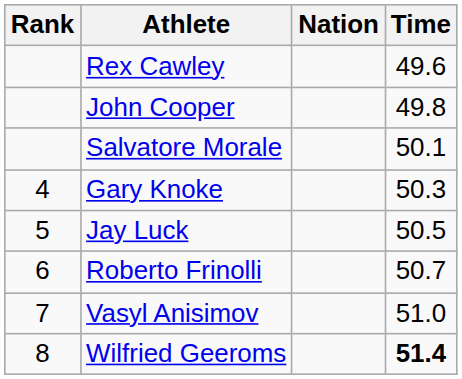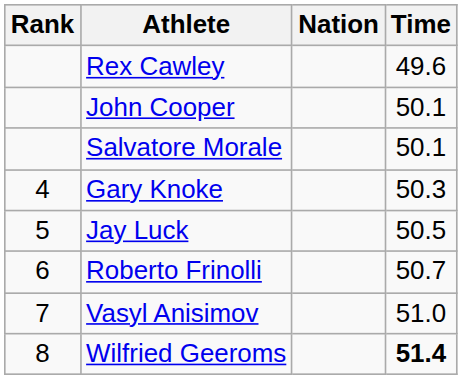(421, 107) 49.8 -> (421, 107) 50.1
